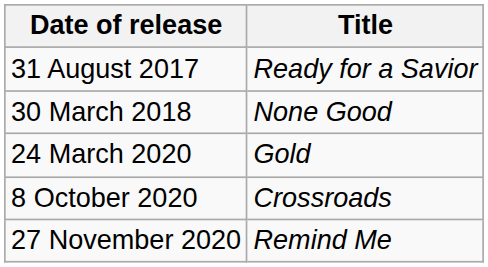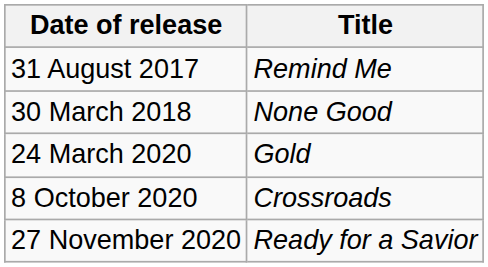(366, 68) Ready for a Savior -> (323, 68) Remind Me
(323, 240) Remind Me -> (366, 240) Ready for a Savior
